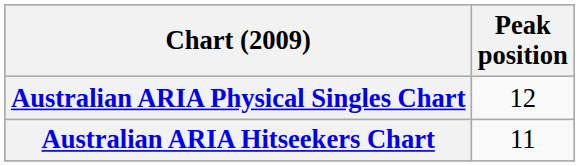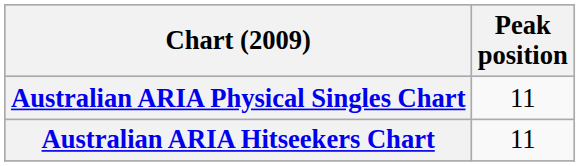(523, 97) 12 -> (523, 97) 11
